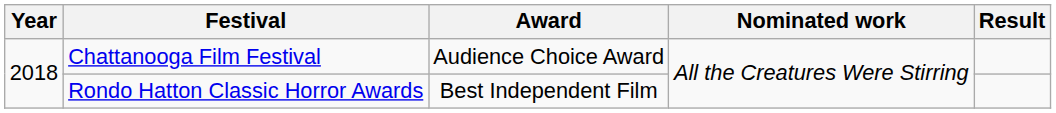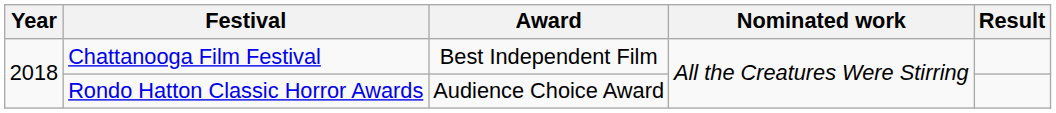(549, 56) Audience Choice Award -> (549, 56) Best Independent Film
(549, 90) Best Independent Film -> (549, 90) Audience Choice Award
